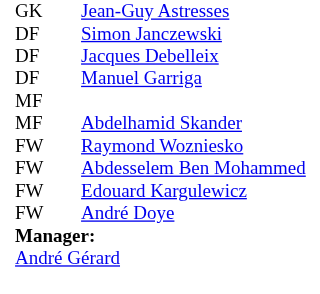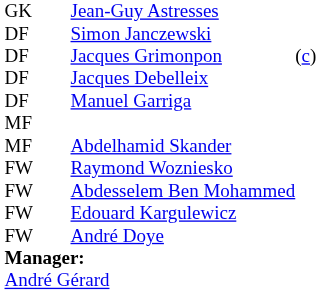+ row: (17, 55)
